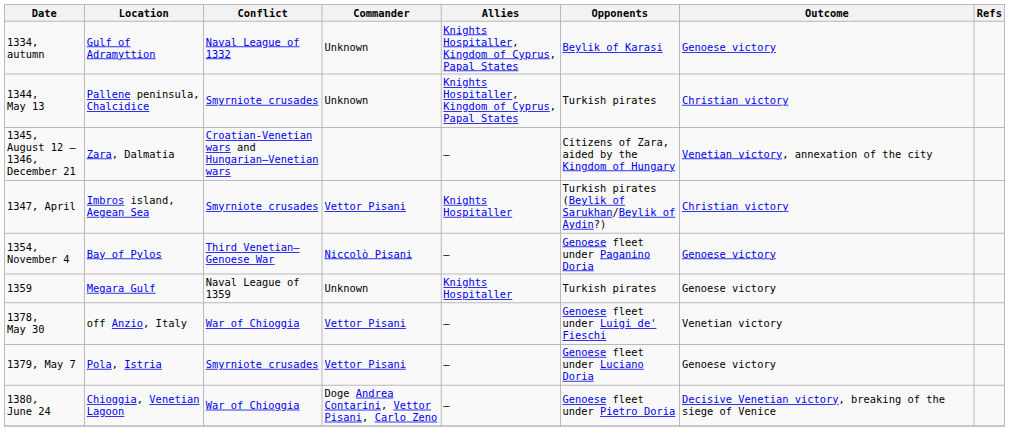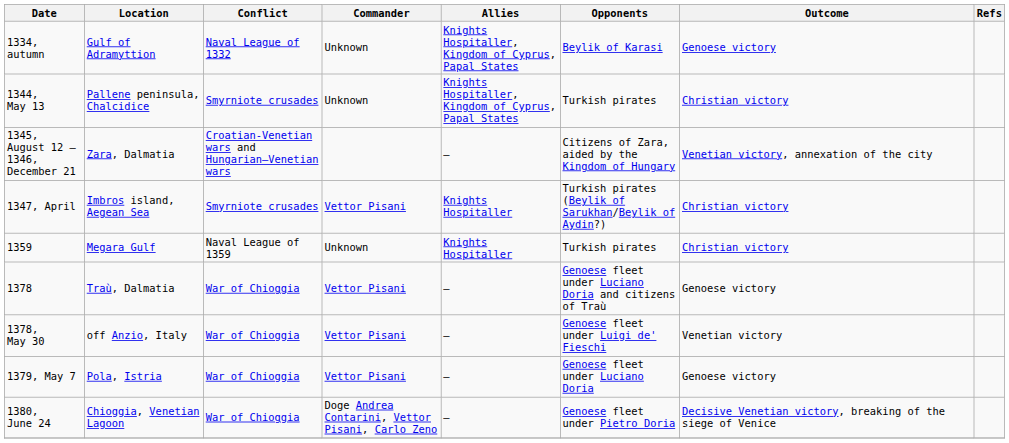- row: (38, 254)
(729, 289) Genoese victory -> (735, 248) Christian victory
+ row: (19, 289)
(262, 364) Smyrniote crusades -> (253, 376) War of Chioggia
